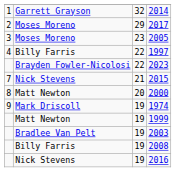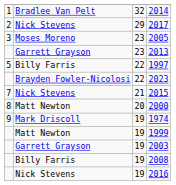(53, 11) Garrett Grayson -> (55, 11) Bradlee Van Pelt
(45, 25) Moses Moreno -> (45, 25) Nick Stevens
+ row: (158, 52)
(9, 52) 4 -> (9, 65) 5
(55, 133) Bradlee Van Pelt -> (53, 147) Garrett Grayson
